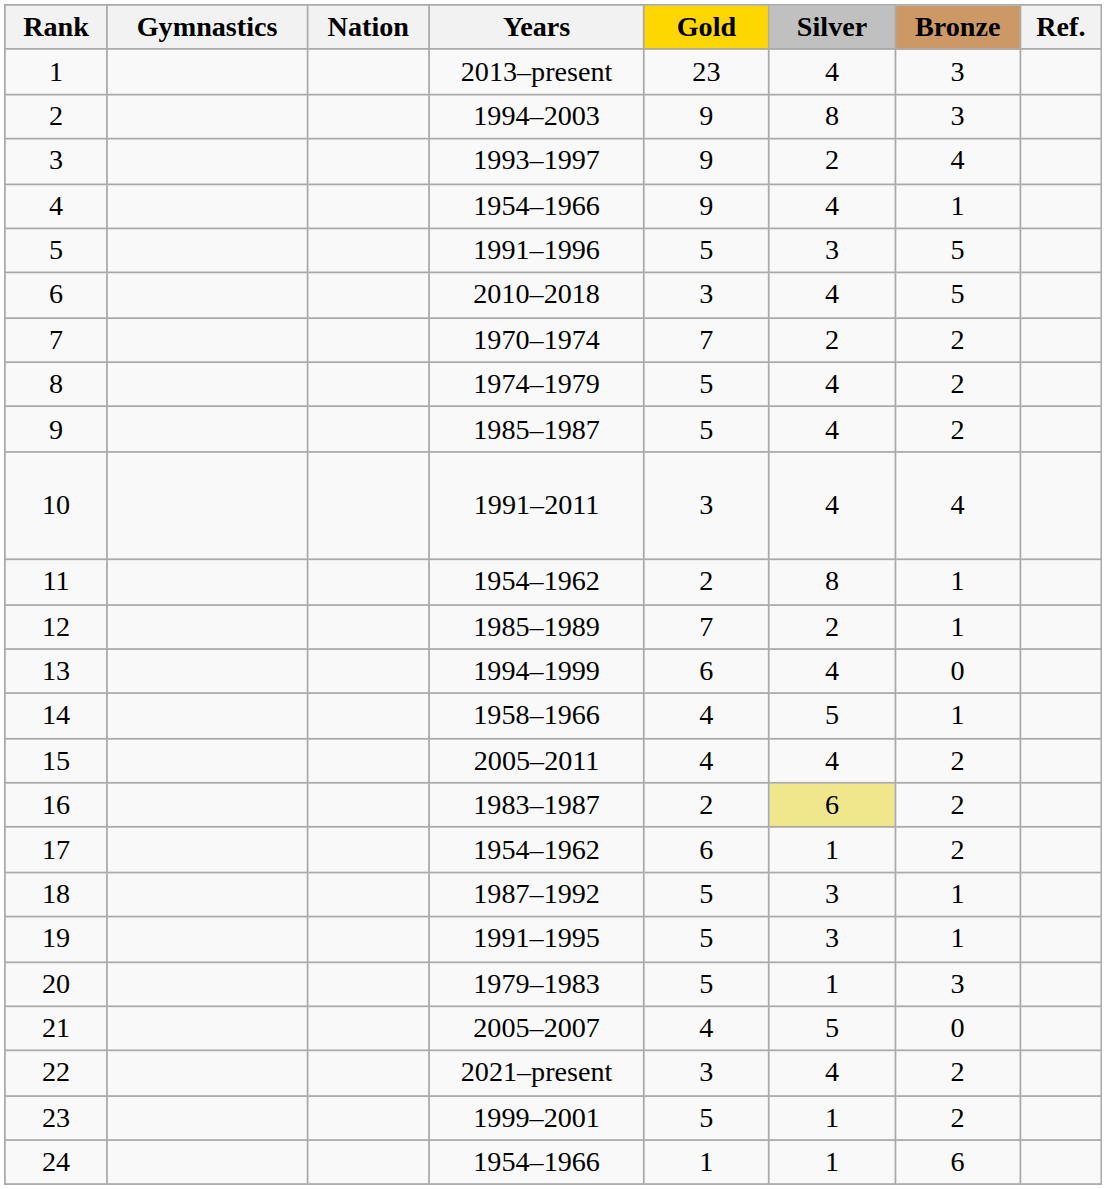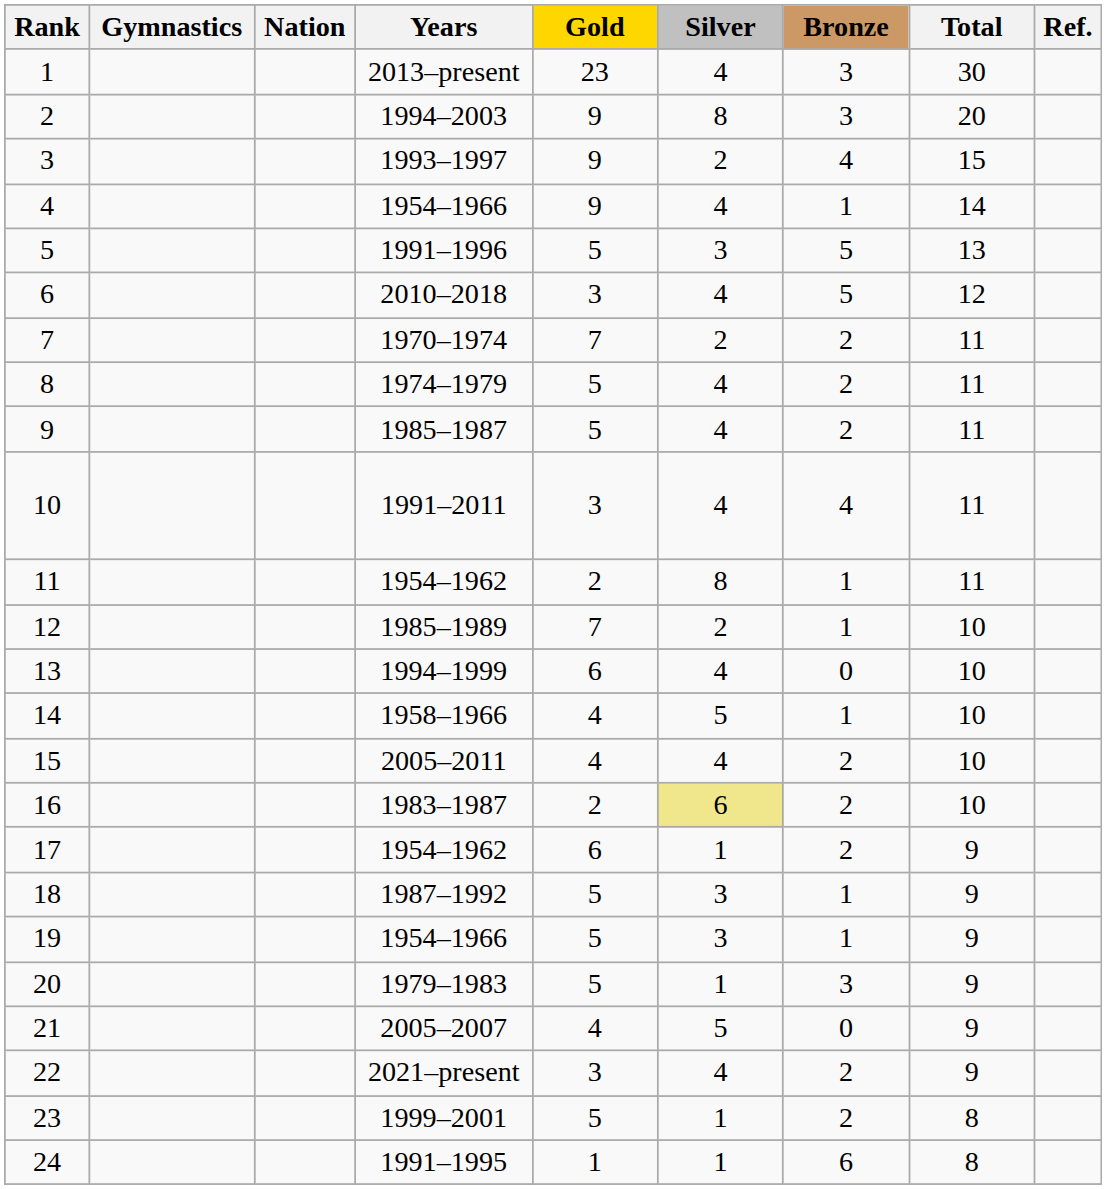+ column: (972, 26)
(537, 938) 1991–1995 -> (444, 938) 1954–1966
(537, 1162) 1954–1966 -> (444, 1162) 1991–1995
